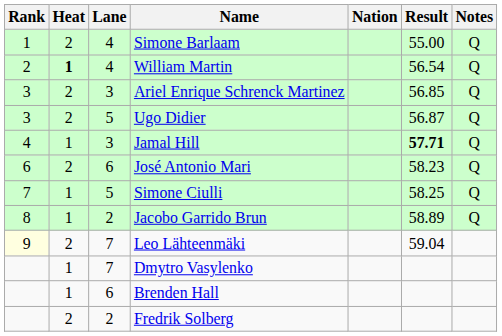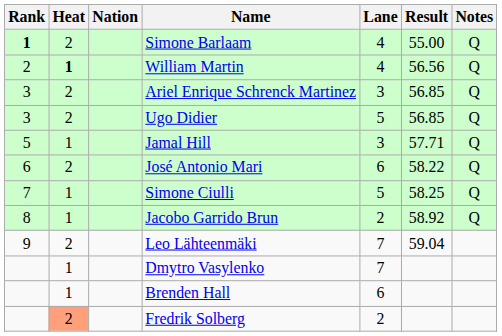columns swapped: (109, 17) <-> (375, 17)
(27, 42) normal -> (27, 42) bold
(427, 67) 56.54 -> (427, 67) 56.56
(427, 117) 56.87 -> (427, 117) 56.85
(27, 142) 4 -> (27, 142) 5
(427, 142) bold -> (427, 142) normal
(427, 167) 58.23 -> (427, 167) 58.22
(427, 218) 58.89 -> (427, 218) 58.92
(27, 243) lightyellow background -> (27, 243) no background
(69, 318) no background -> (69, 318) lightsalmon background
